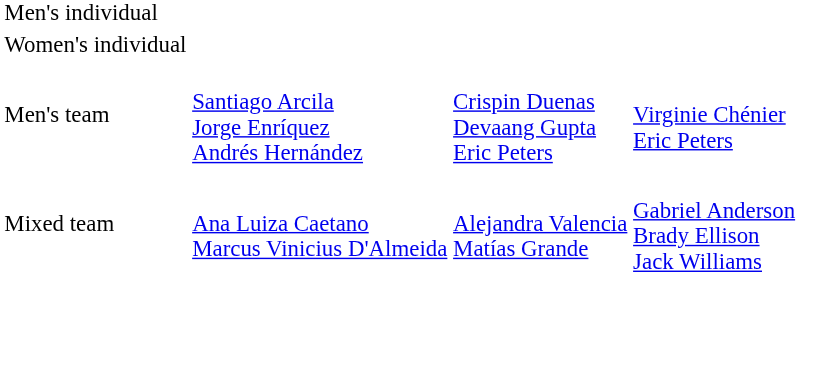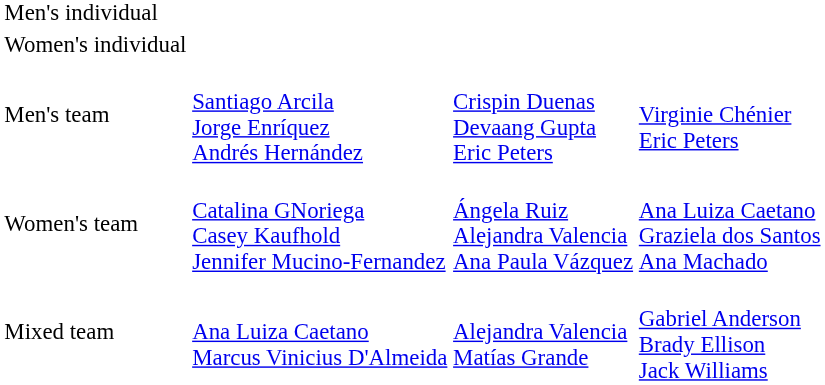+ row: (71, 223)
